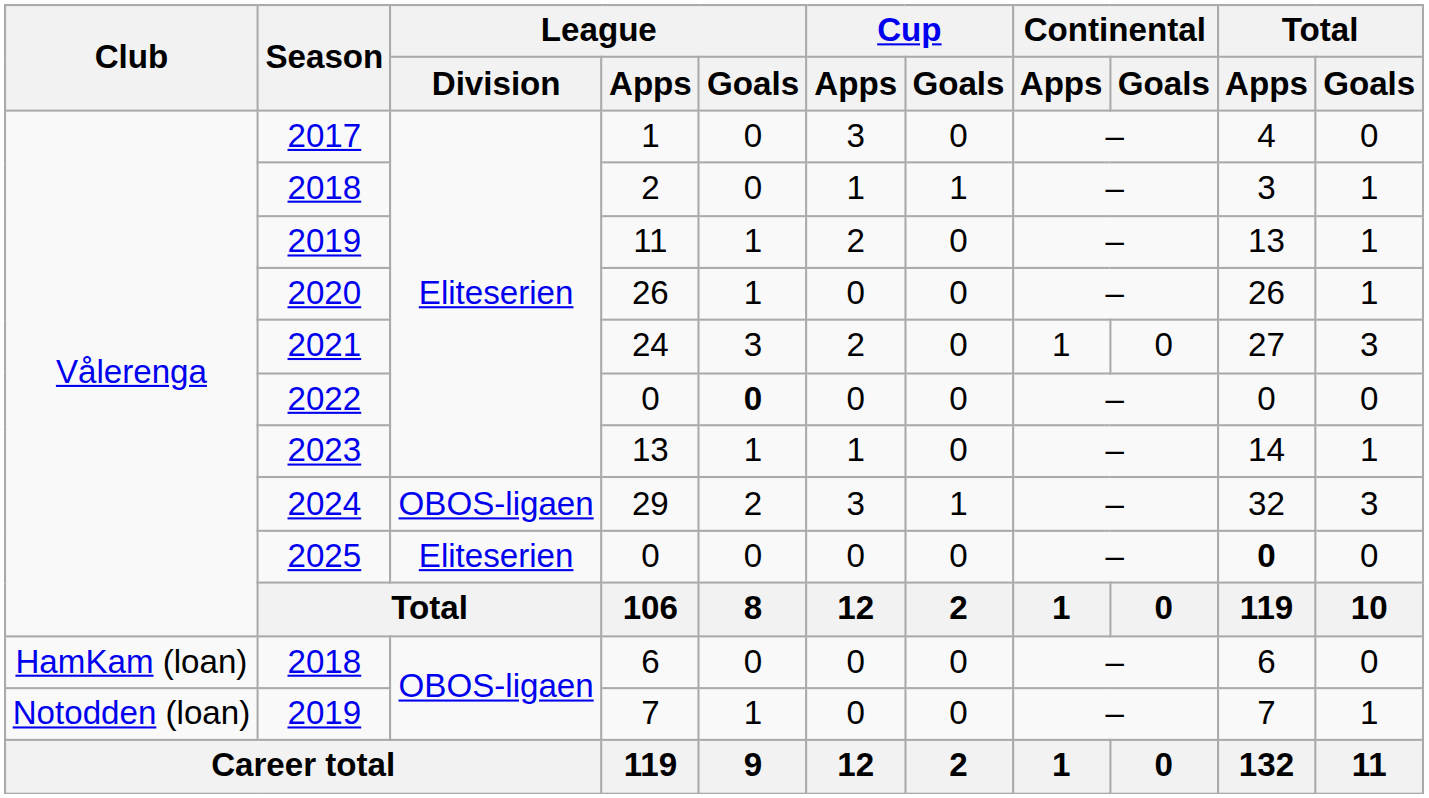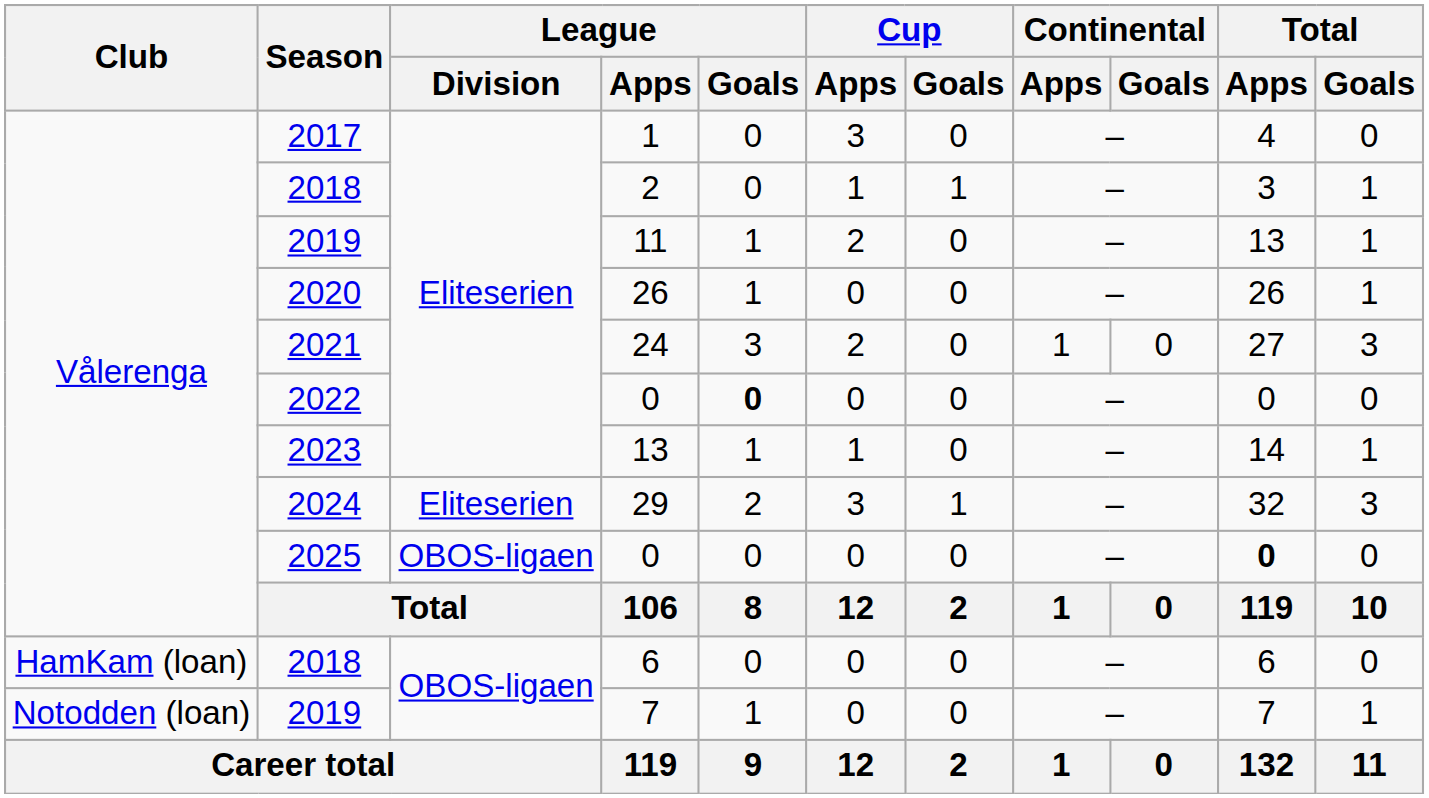(496, 503) OBOS-ligaen -> (496, 503) Eliteserien
(496, 556) Eliteserien -> (496, 556) OBOS-ligaen
